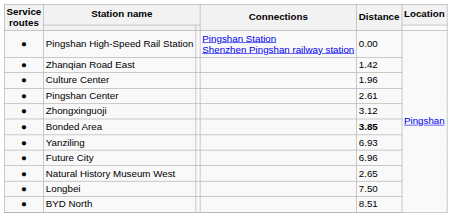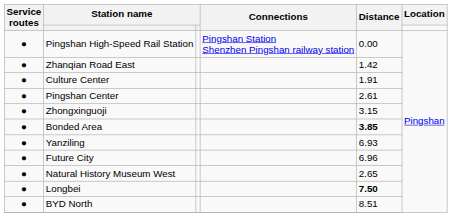(368, 80) 1.96 -> (368, 80) 1.91
(368, 111) 3.12 -> (368, 111) 3.15
(368, 188) normal -> (368, 188) bold
